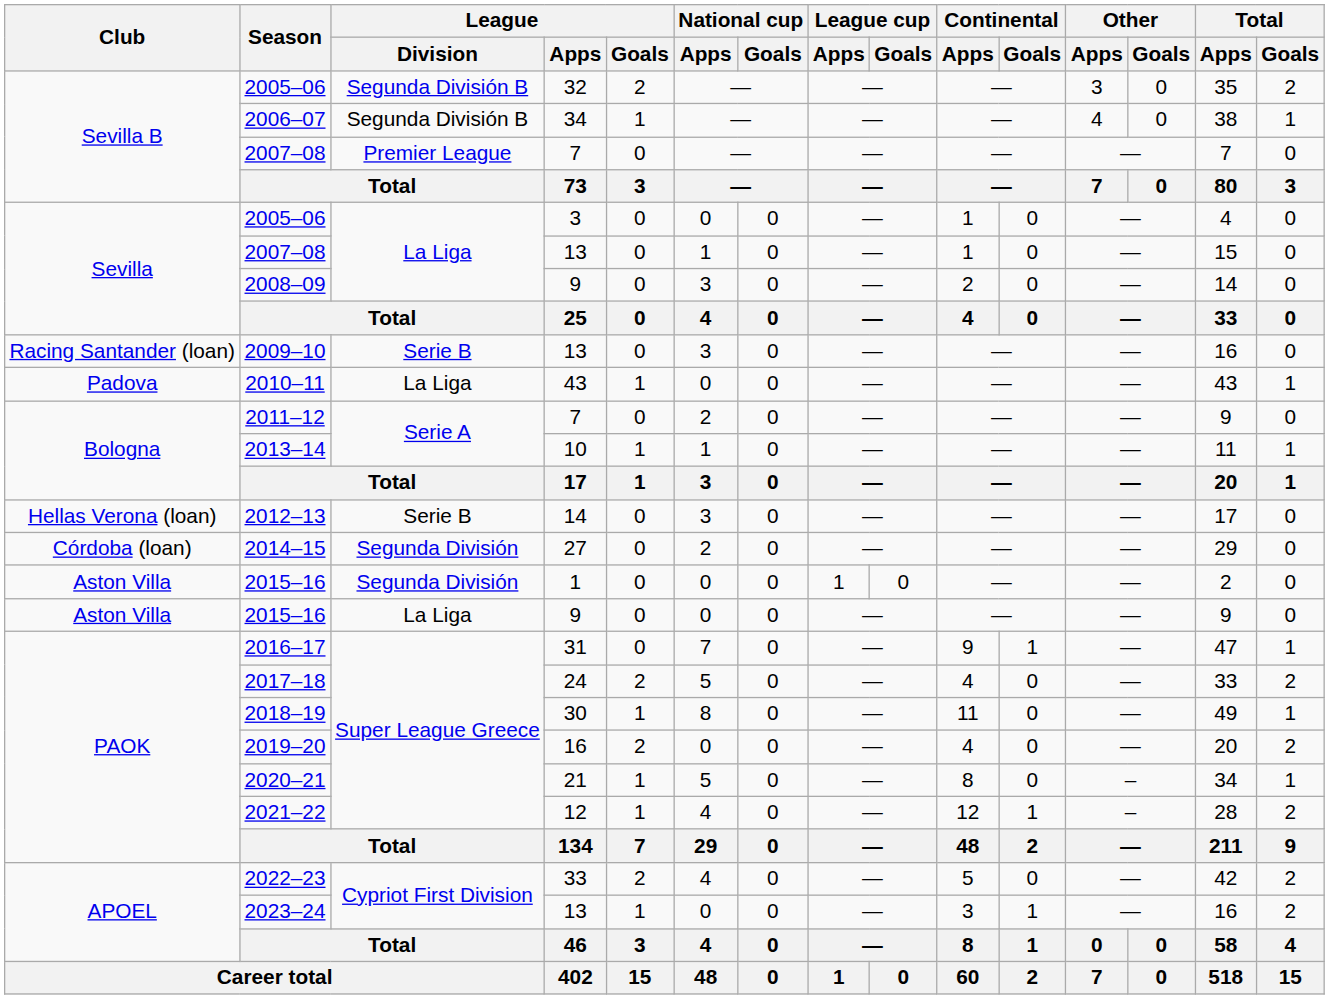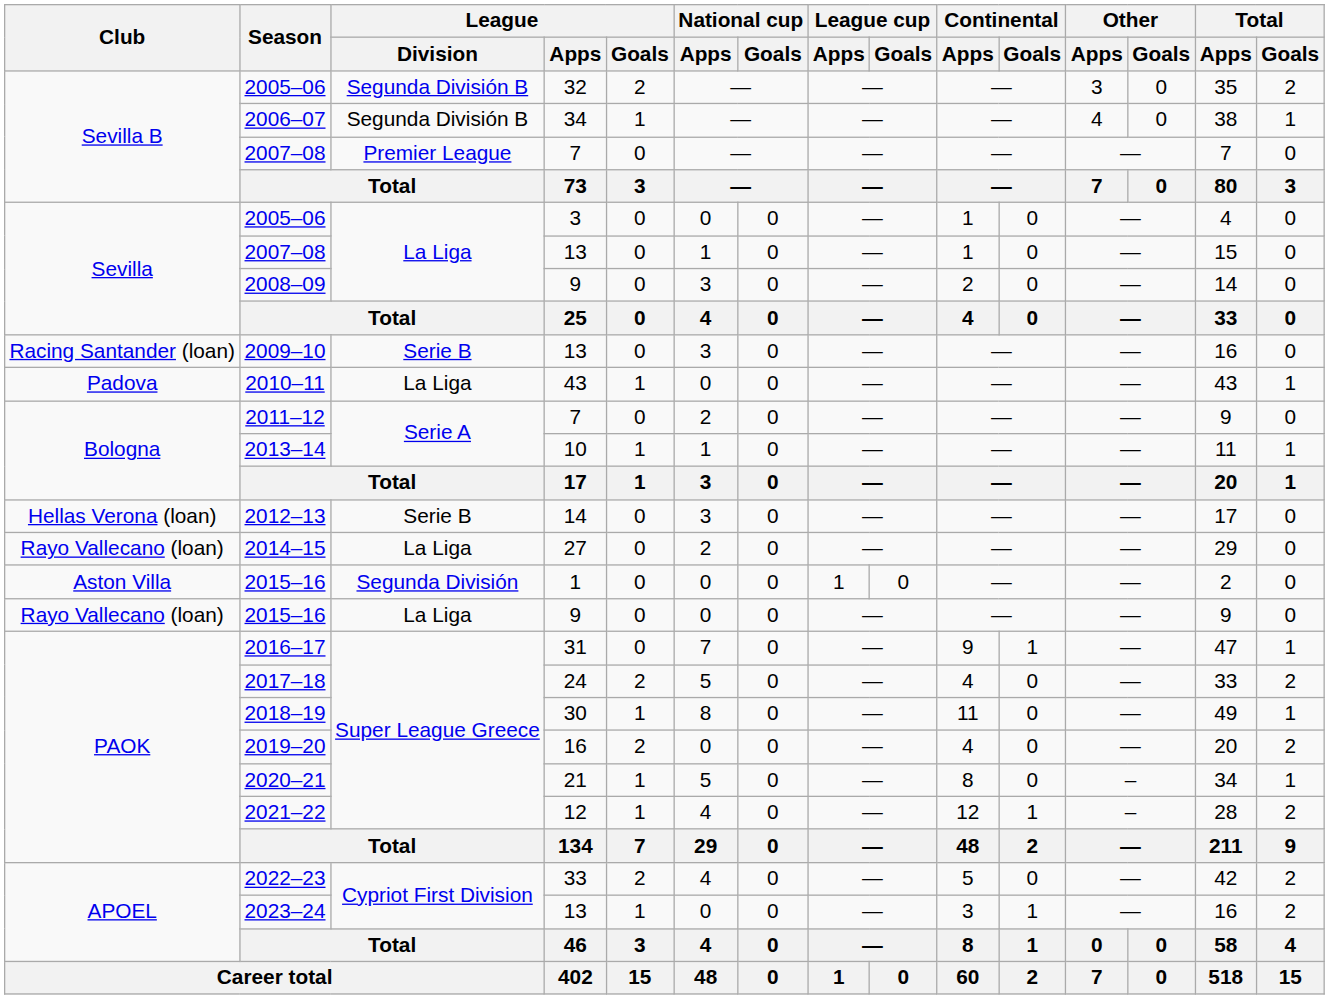(122, 548) Córdoba (loan) -> (122, 548) Rayo Vallecano (loan)
(437, 548) Segunda División -> (437, 548) La Liga
(122, 614) Aston Villa -> (122, 614) Rayo Vallecano (loan)
